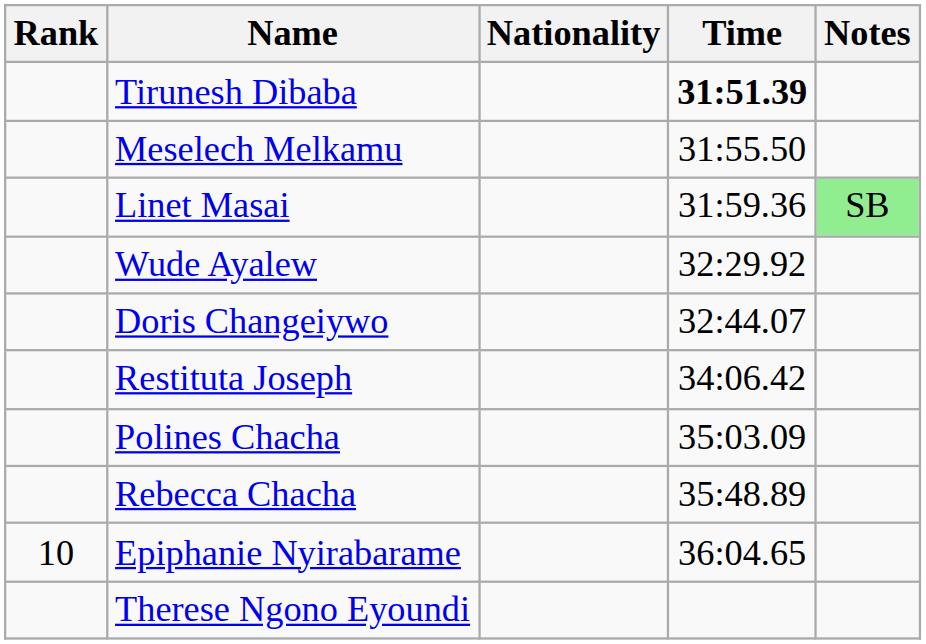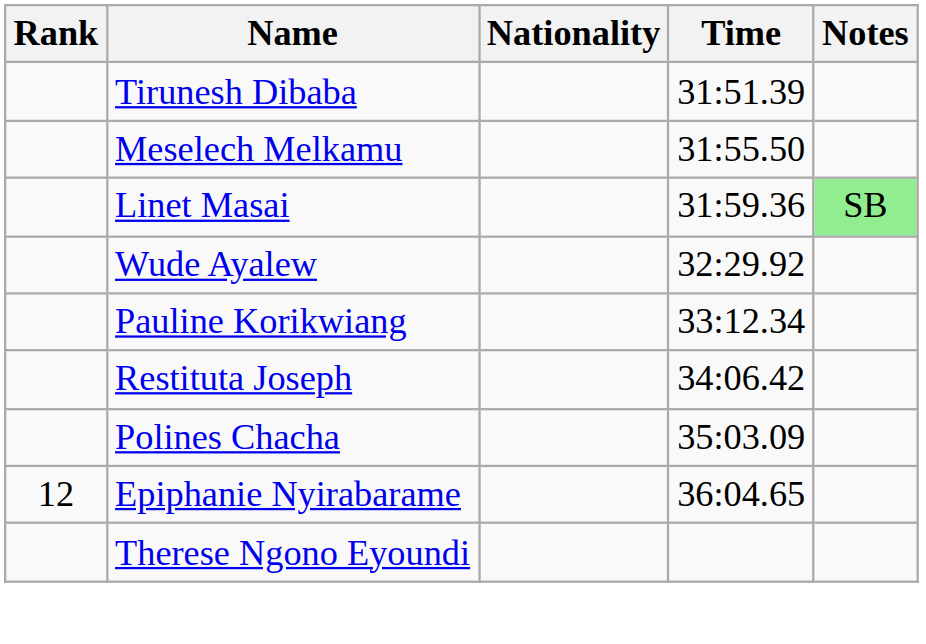(742, 90) bold -> (741, 90) normal
- row: (252, 321)
+ row: (261, 321)
- row: (236, 494)
(56, 551) 10 -> (56, 494) 12
